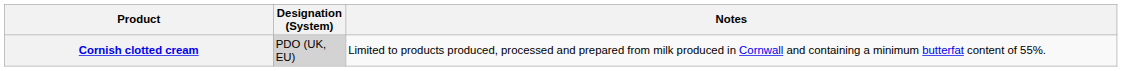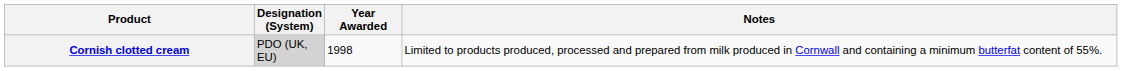+ column: (363, 19)
